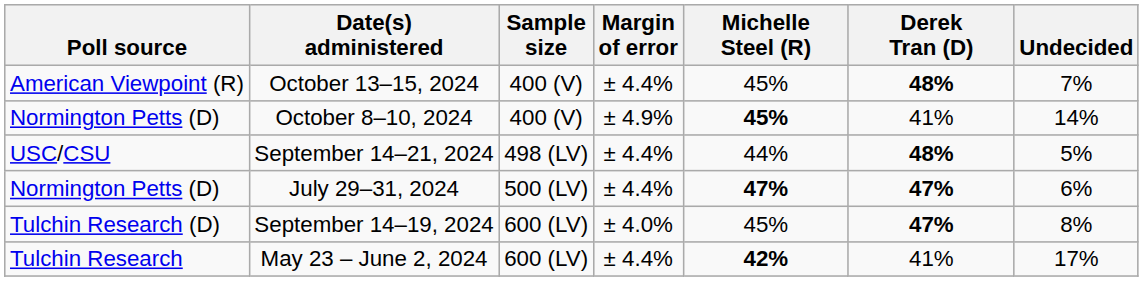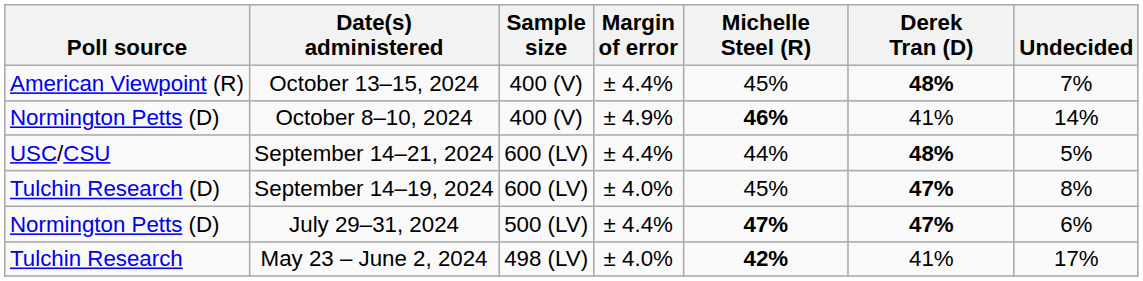(766, 118) 45% -> (766, 118) 46%
(546, 153) 498 (LV) -> (546, 153) 600 (LV)
rows swapped: (374, 224) <-> (374, 189)
(546, 259) 600 (LV) -> (546, 259) 498 (LV)
(638, 259) ± 4.4% -> (638, 259) ± 4.0%
